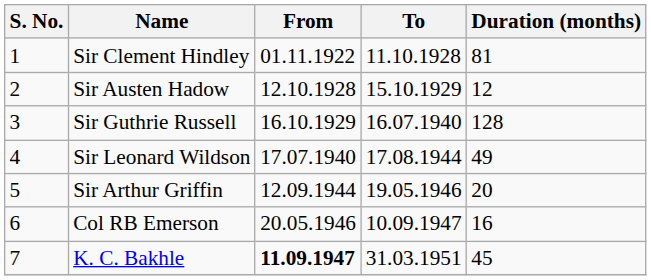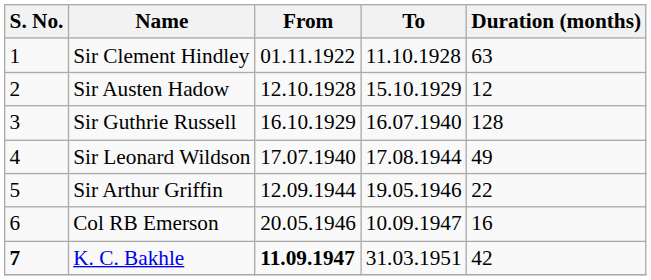(482, 55) 81 -> (482, 55) 63
(482, 190) 20 -> (482, 190) 22
(15, 257) normal -> (15, 257) bold
(482, 257) 45 -> (482, 257) 42
